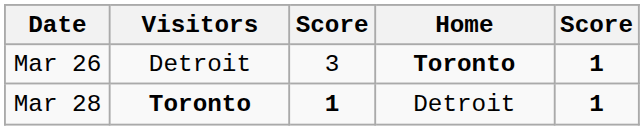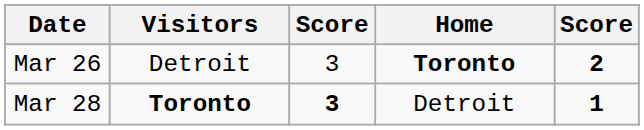(597, 64) 1 -> (597, 64) 2
(332, 104) 1 -> (332, 104) 3
